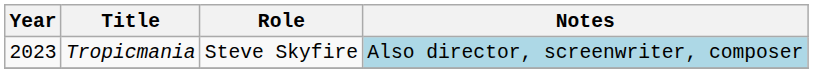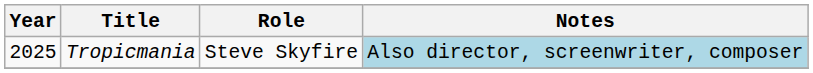(33, 53) 2023 -> (33, 53) 2025
